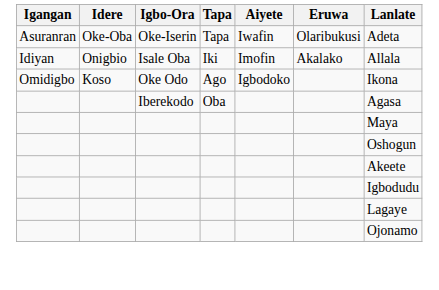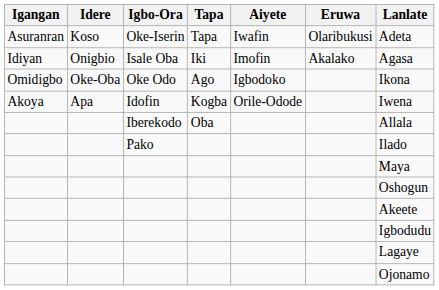(107, 36) Oke-Oba -> (85, 36) Koso
(384, 58) Allala -> (396, 58) Agasa
(97, 79) Koso -> (95, 79) Oke-Oba
+ row: (143, 101)
(384, 101) Agasa -> (395, 123) Allala
+ row: (140, 144)
